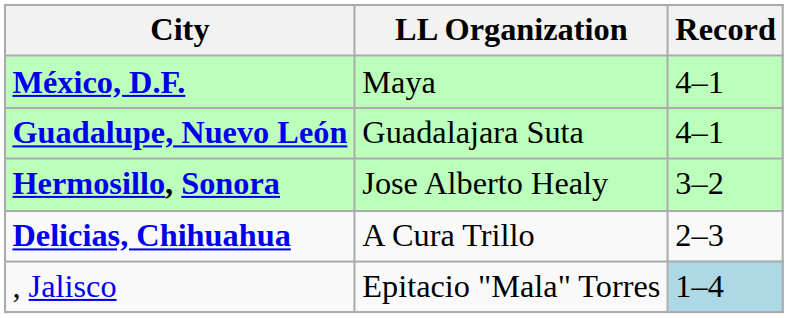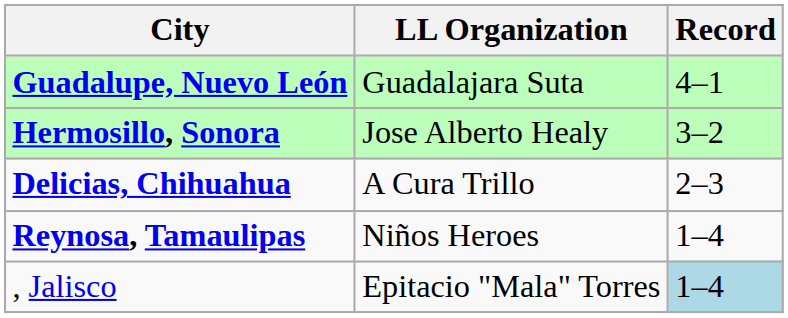- row: (99, 81)
+ row: (159, 235)
